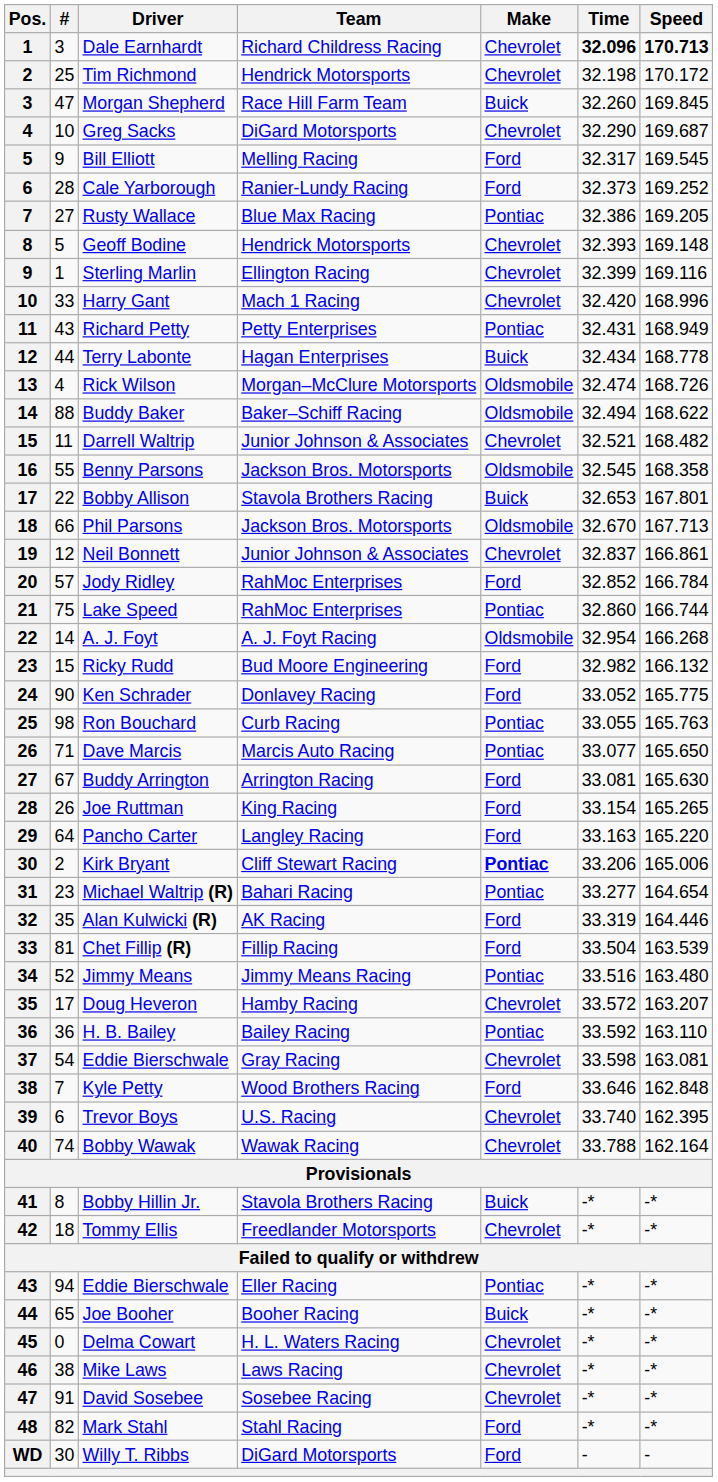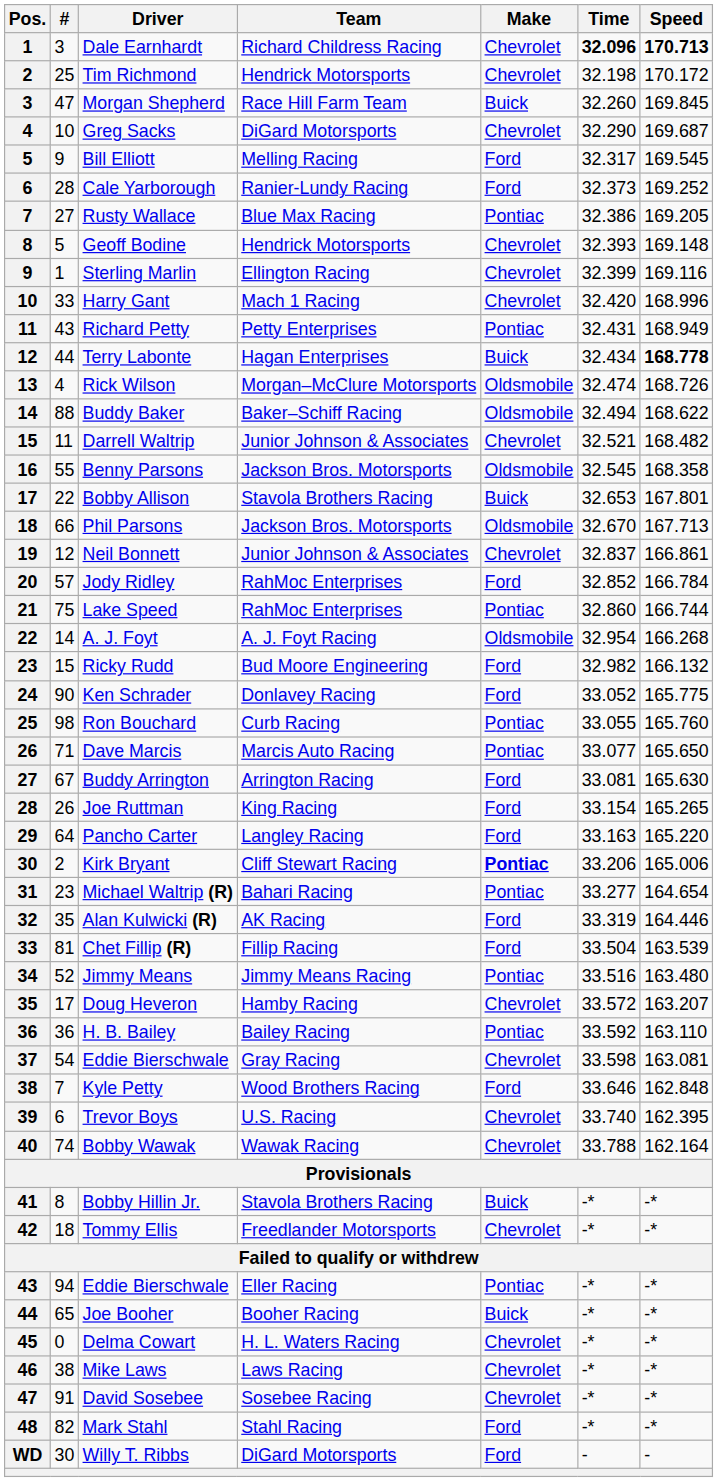(676, 357) normal -> (676, 357) bold
(676, 723) 165.763 -> (676, 723) 165.760
